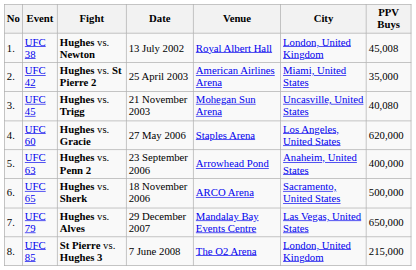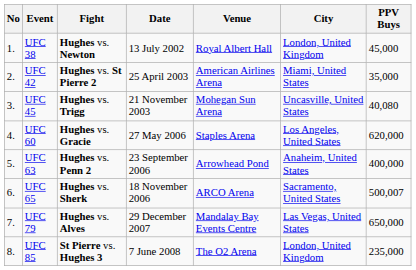(384, 48) 45,008 -> (384, 48) 45,000
(386, 193) 500,000 -> (386, 193) 500,007
(386, 251) 215,000 -> (386, 251) 235,000
